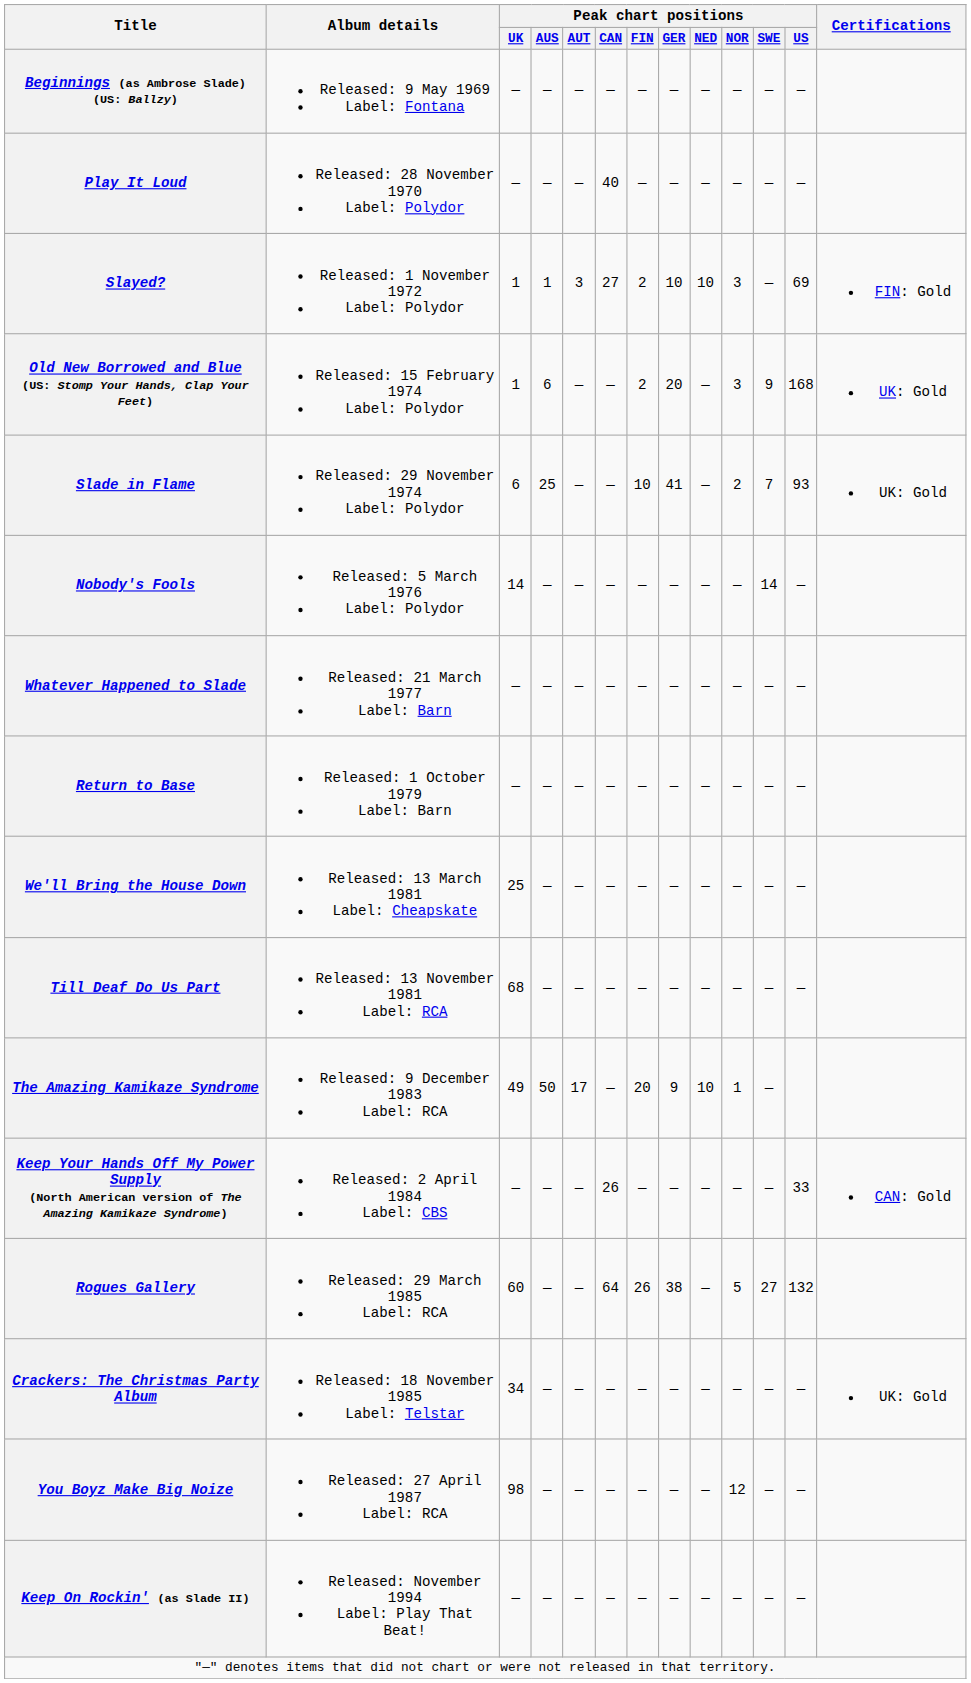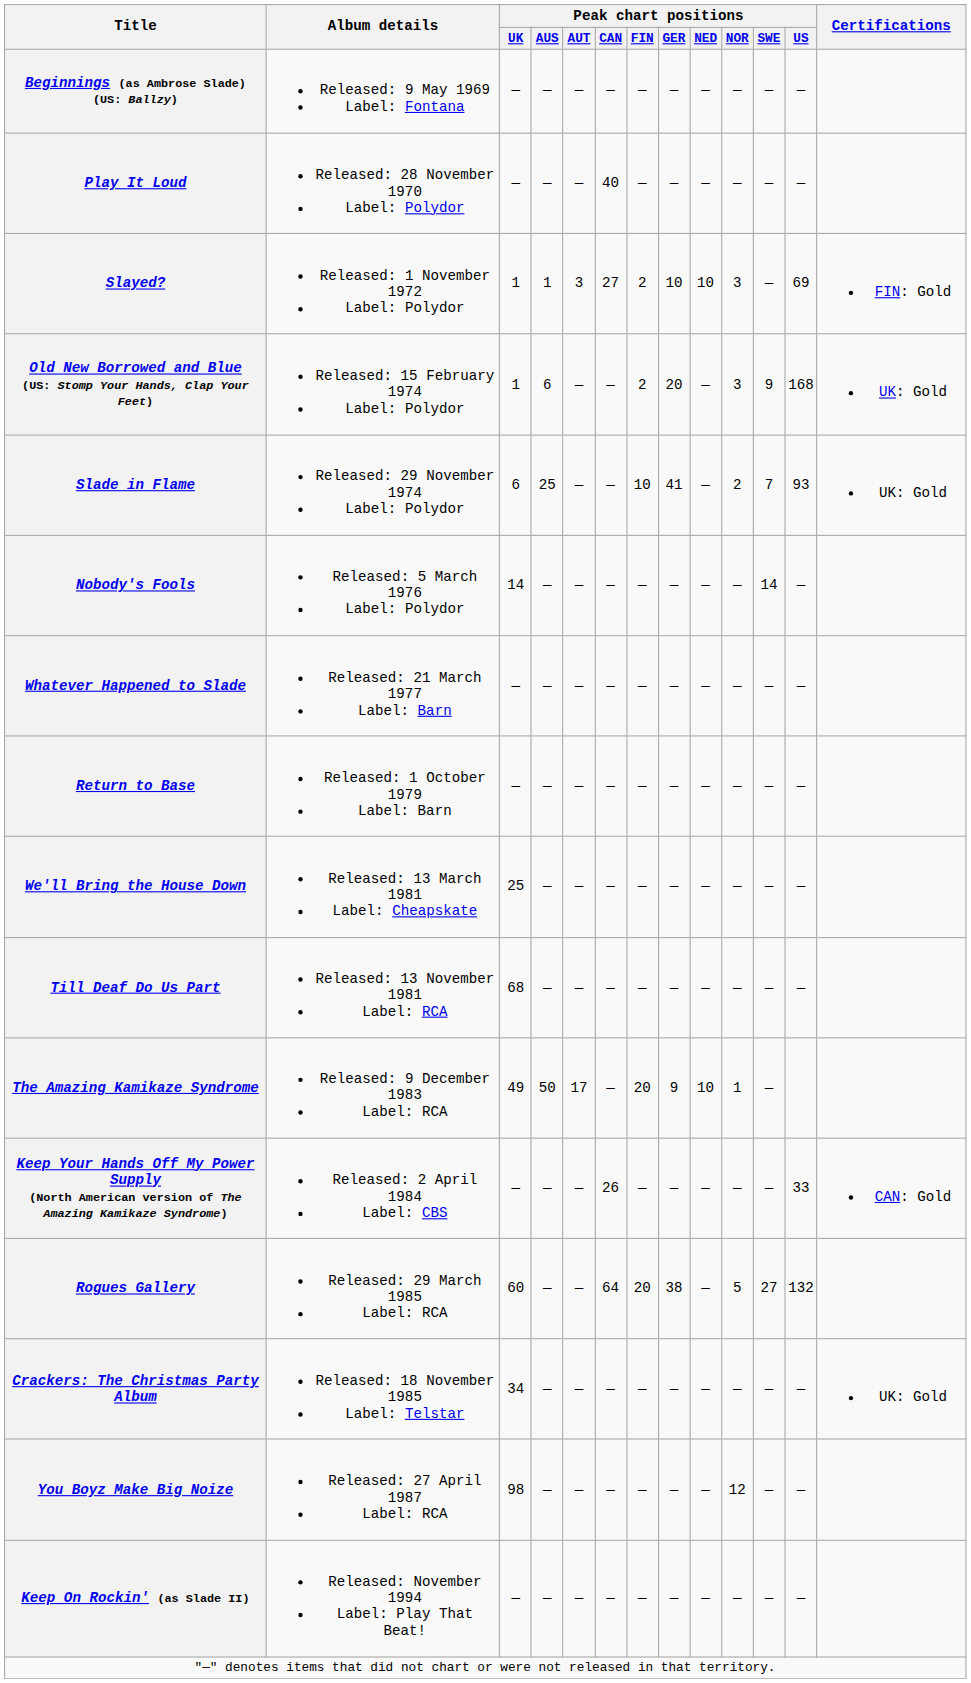(642, 1289) 26 -> (642, 1289) 20
